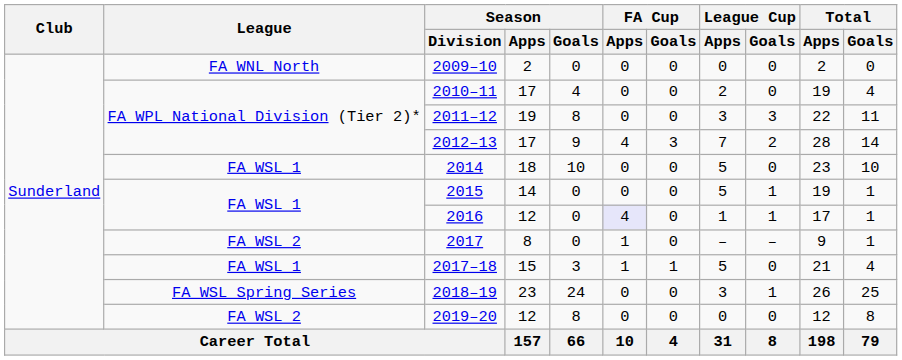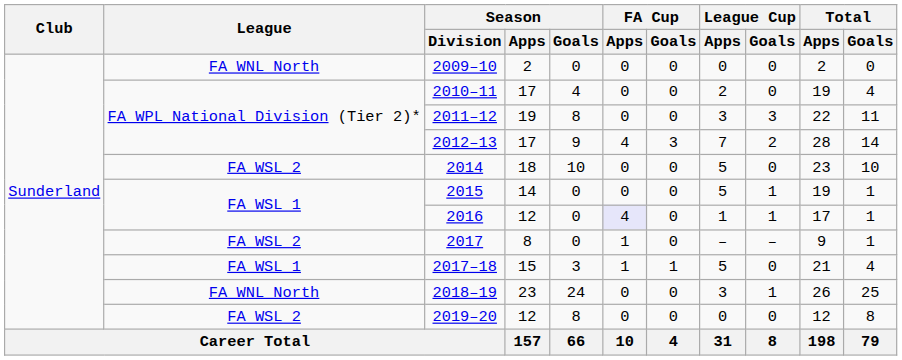(264, 167) FA WSL 1 -> (264, 167) FA WSL 2
(264, 292) FA WSL Spring Series -> (264, 292) FA WNL North
